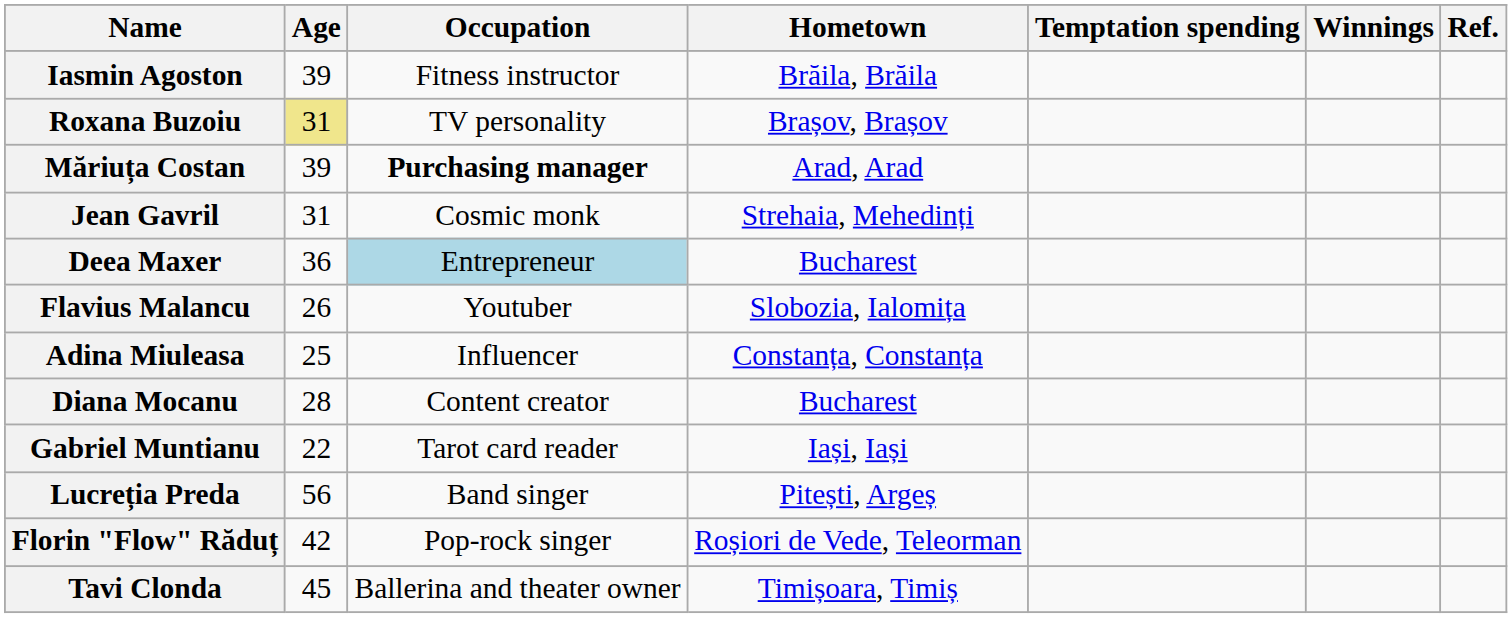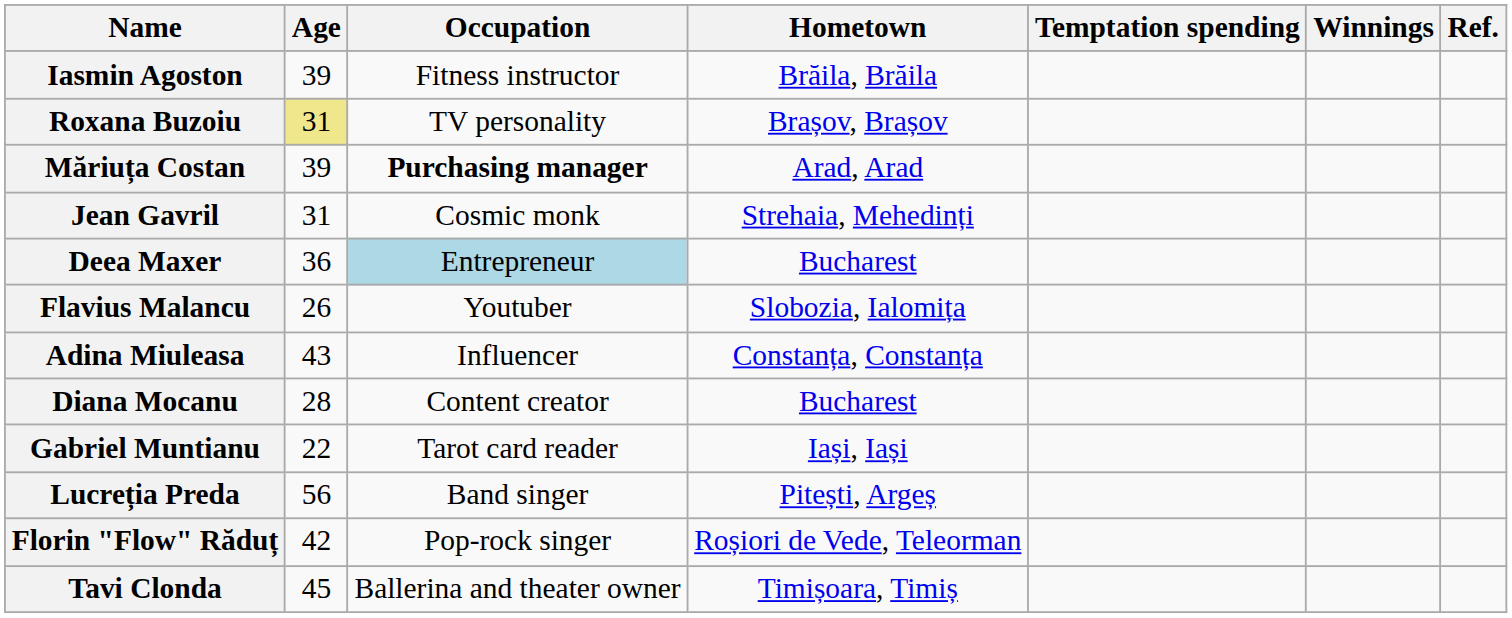(316, 354) 25 -> (316, 354) 43
